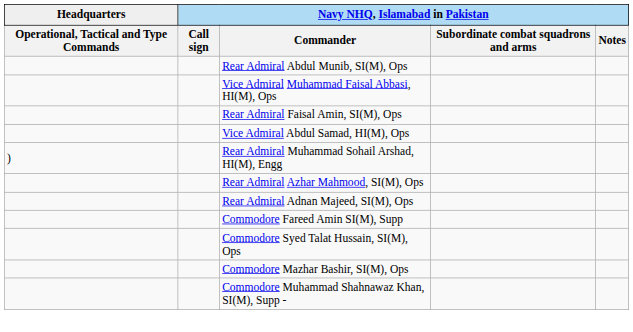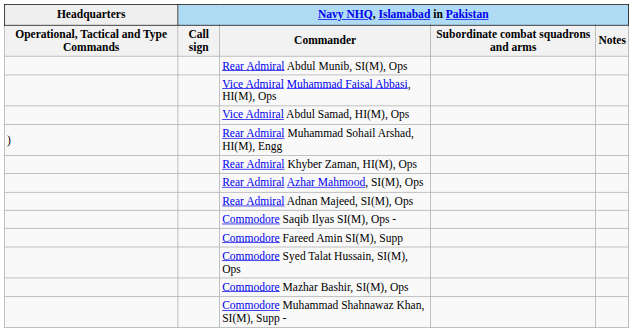- row: (312, 115)
+ row: (320, 164)
+ row: (309, 219)
